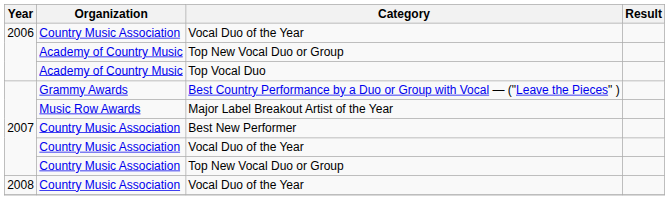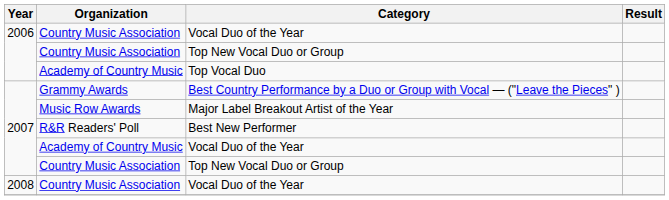(111, 52) Academy of Country Music -> (110, 52) Country Music Association
(110, 128) Country Music Association -> (89, 128) R&R Readers' Poll
(110, 147) Country Music Association -> (111, 147) Academy of Country Music
